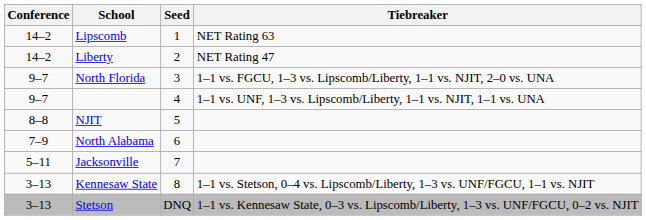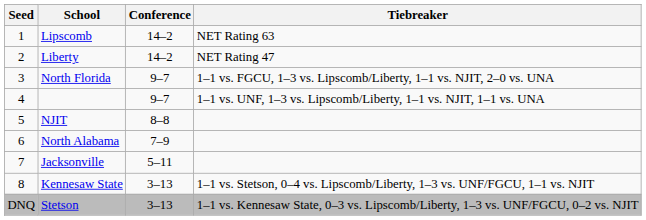columns swapped: (177, 15) <-> (38, 15)
